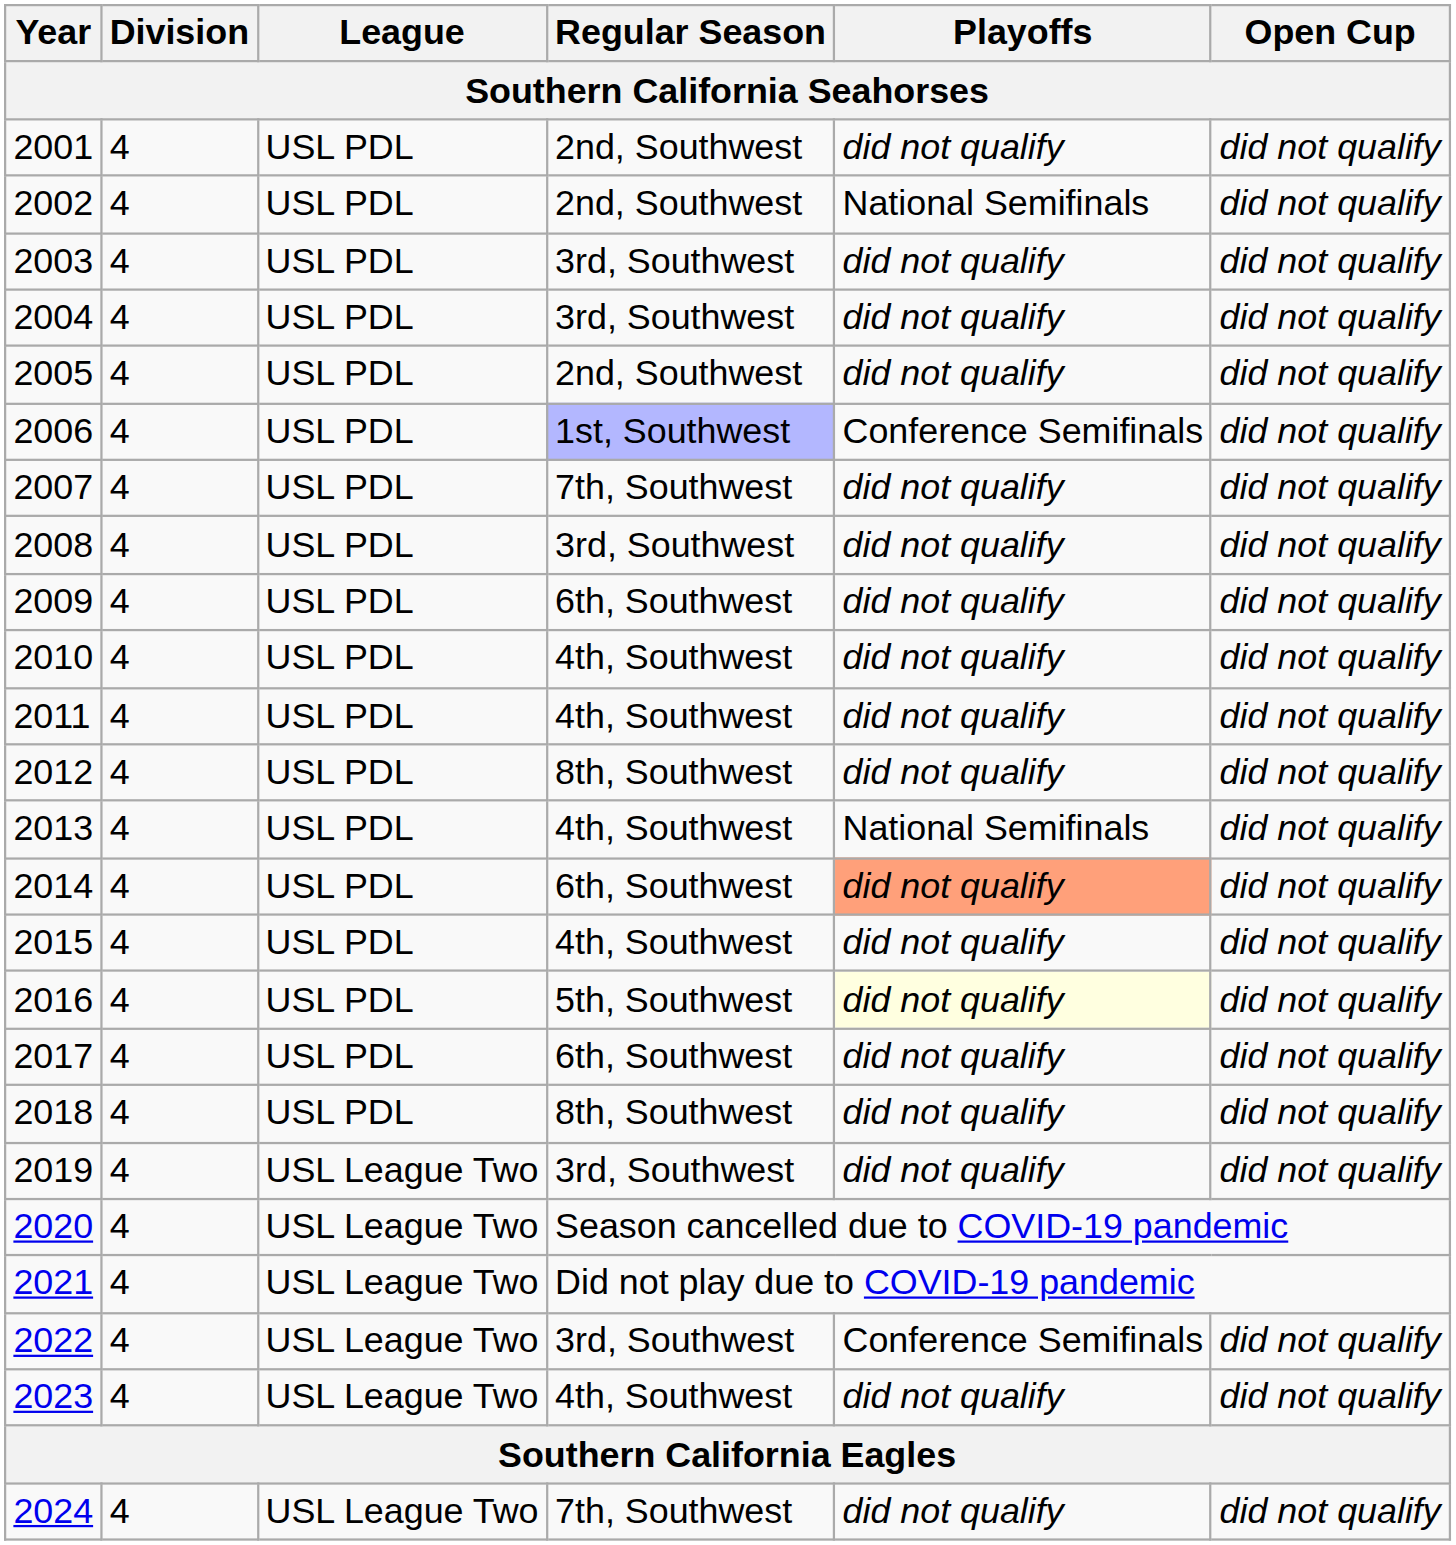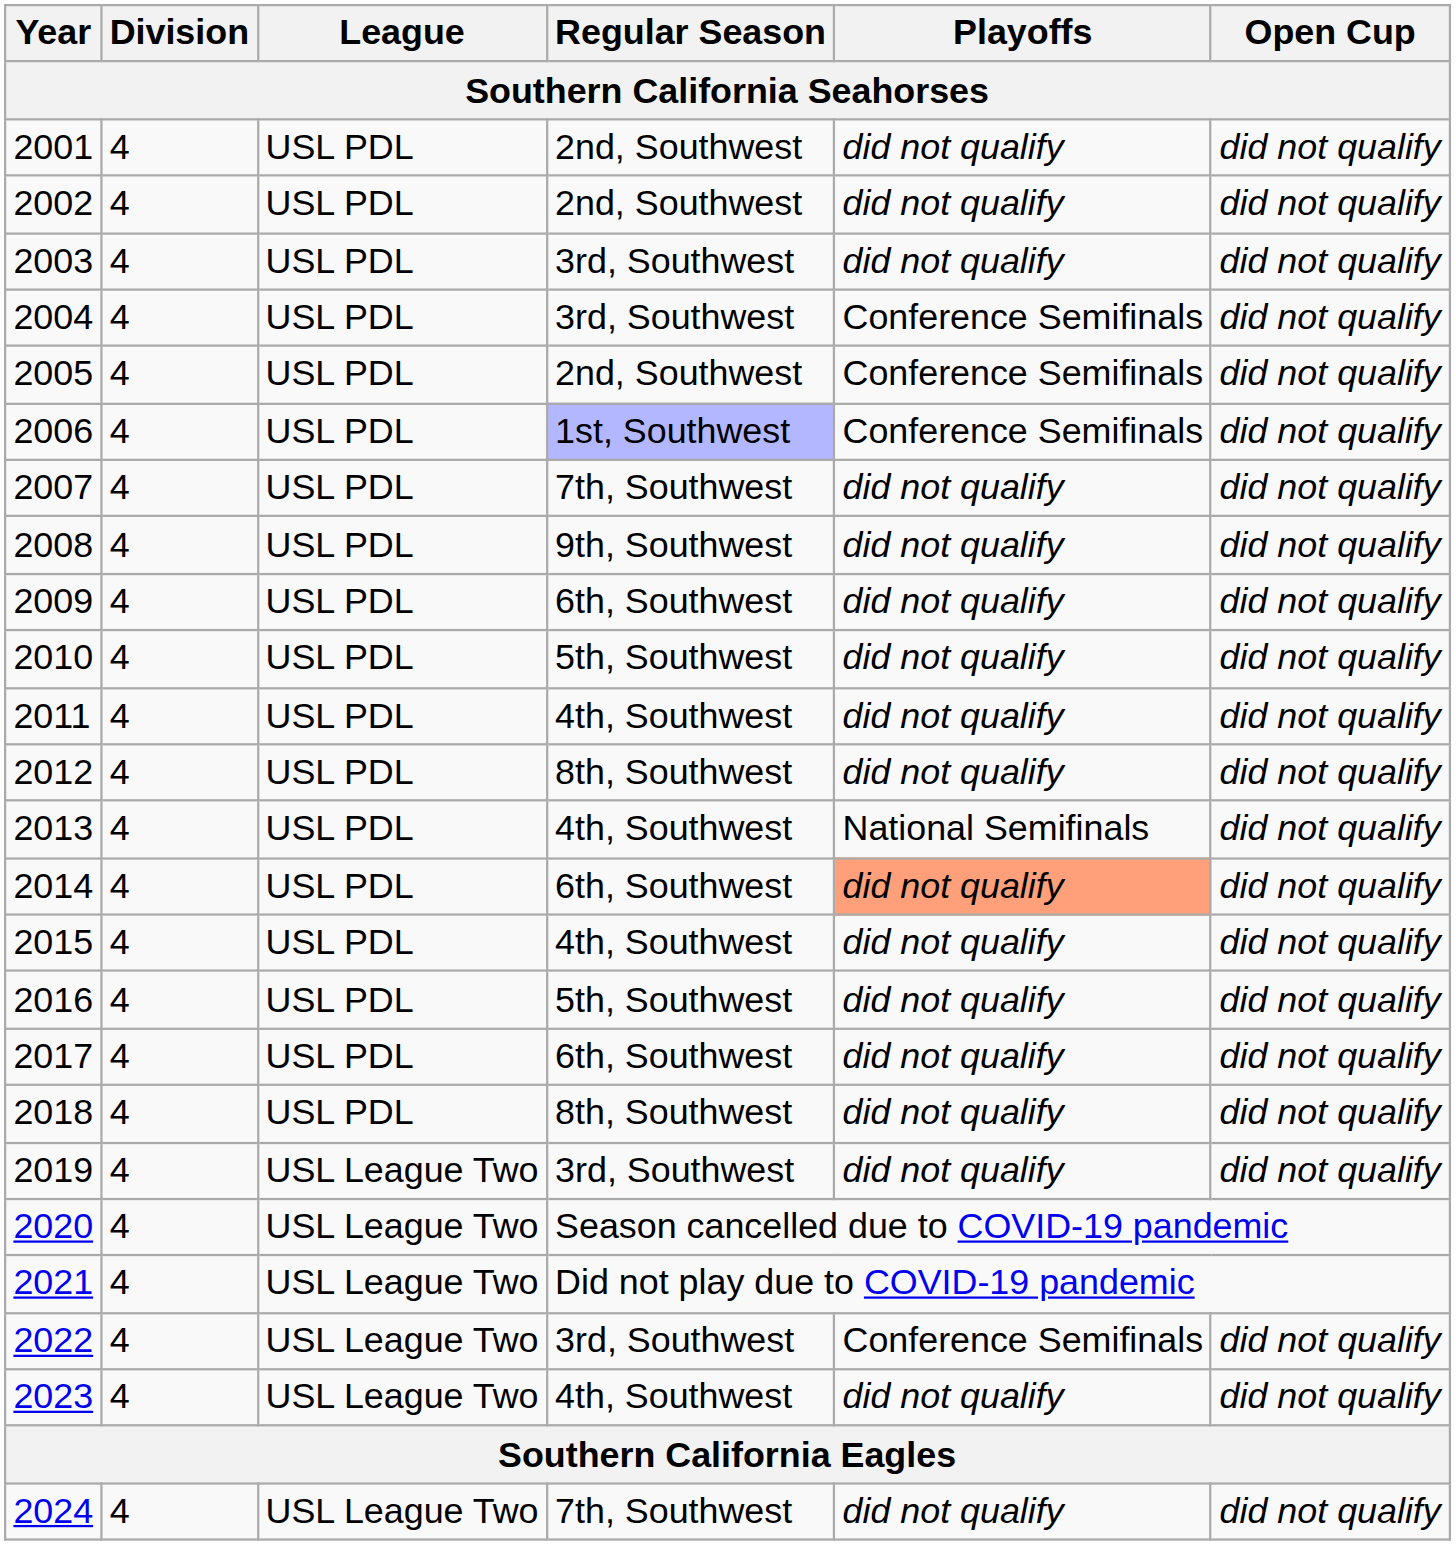(996, 203) National Semifinals -> (953, 203) did not qualify
(953, 317) did not qualify -> (1023, 317) Conference Semifinals
(953, 373) did not qualify -> (1023, 373) Conference Semifinals
(675, 544) 3rd, Southwest -> (674, 544) 9th, Southwest
(674, 658) 4th, Southwest -> (674, 658) 5th, Southwest
(953, 999) lightyellow background -> (953, 999) no background
